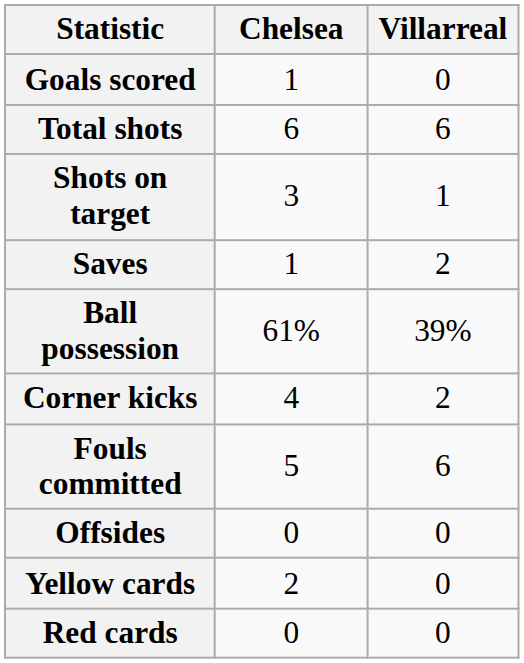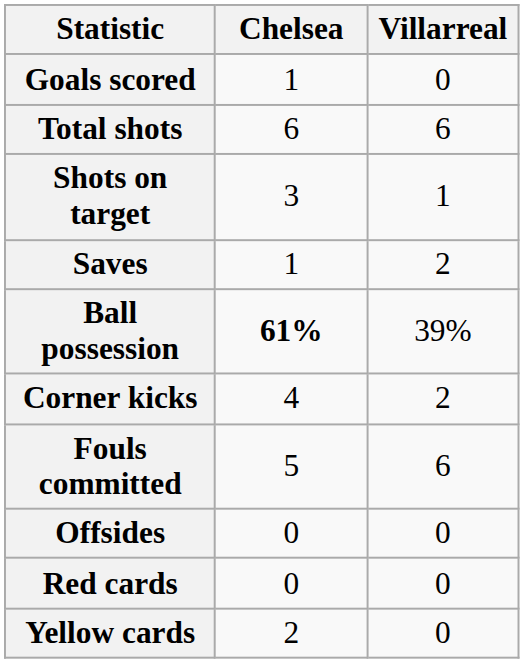(291, 330) normal -> (291, 330) bold
rows swapped: (110, 582) <-> (110, 632)
